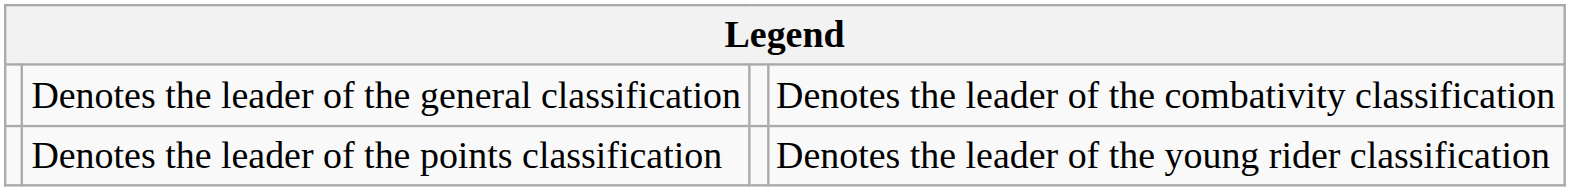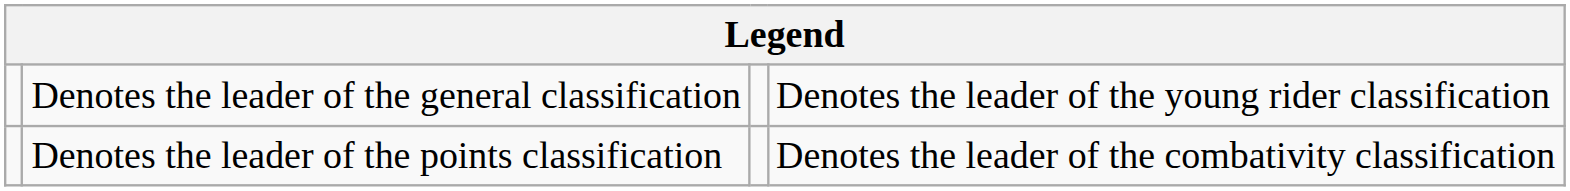(1166, 94) Denotes the leader of the combativity classification -> (1163, 94) Denotes the leader of the young rider classification
(1163, 154) Denotes the leader of the young rider classification -> (1166, 154) Denotes the leader of the combativity classification
